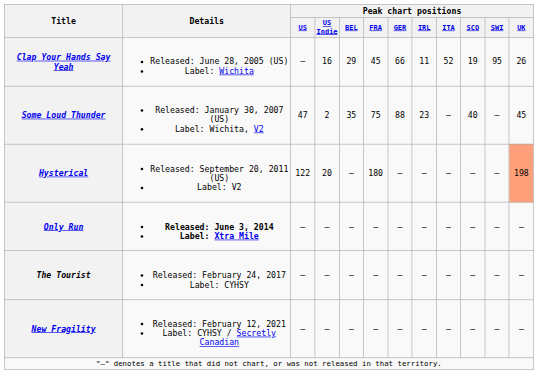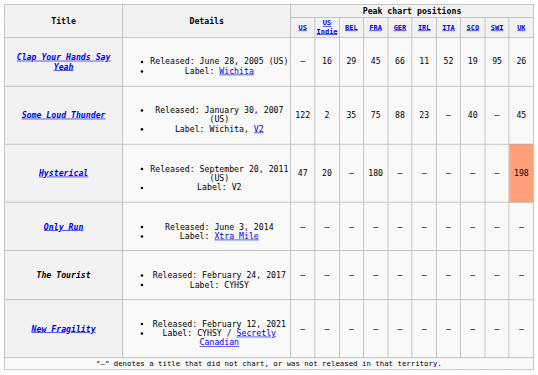(303, 115) 47 -> (303, 115) 122
(303, 173) 122 -> (303, 173) 47
(207, 231) bold -> (207, 231) normal
